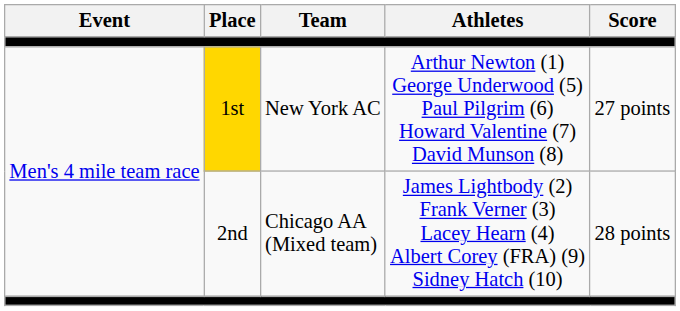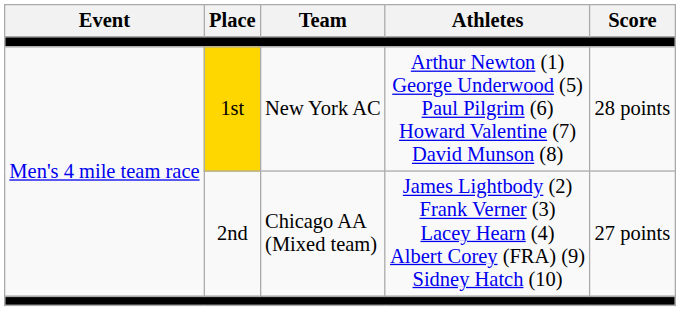(632, 108) 27 points -> (632, 108) 28 points
(632, 233) 28 points -> (632, 233) 27 points
